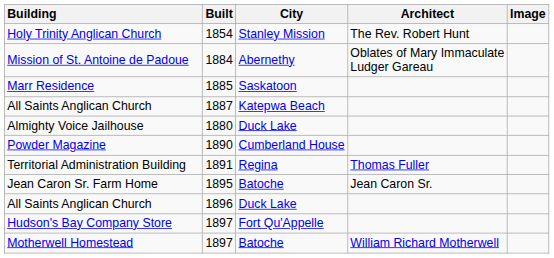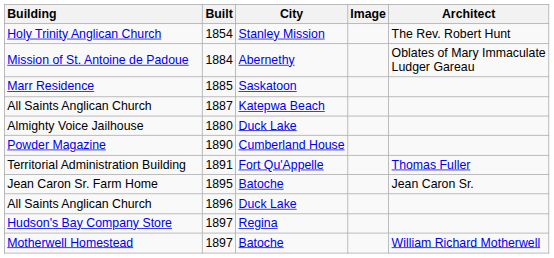columns swapped: (427, 14) <-> (528, 14)
(258, 164) Regina -> (281, 164) Fort Qu'Appelle
(281, 223) Fort Qu'Appelle -> (258, 223) Regina
